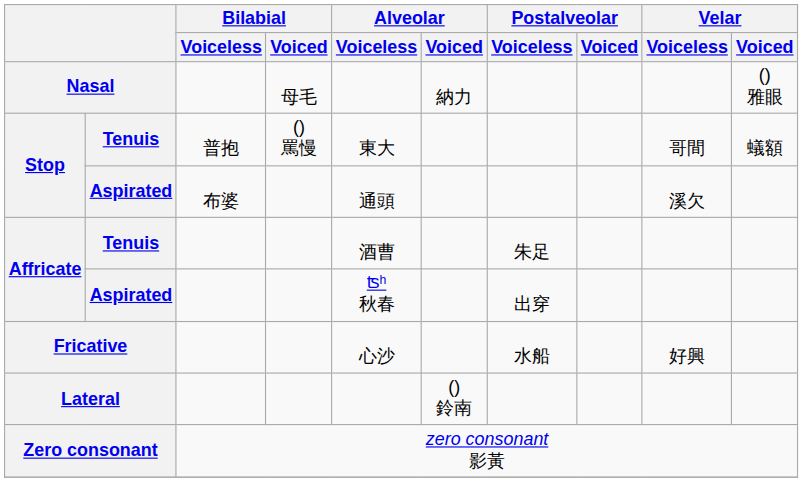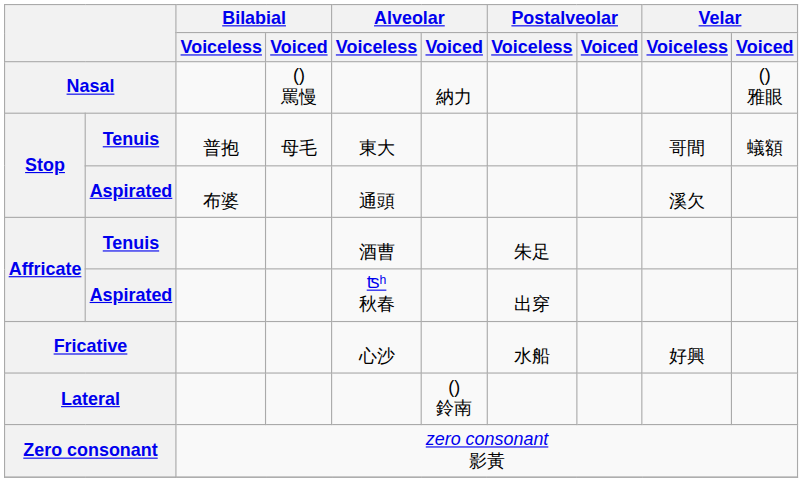(299, 96) 母毛 -> (299, 86) () 罵慢
(299, 138) () 罵慢 -> (299, 148) 母毛
